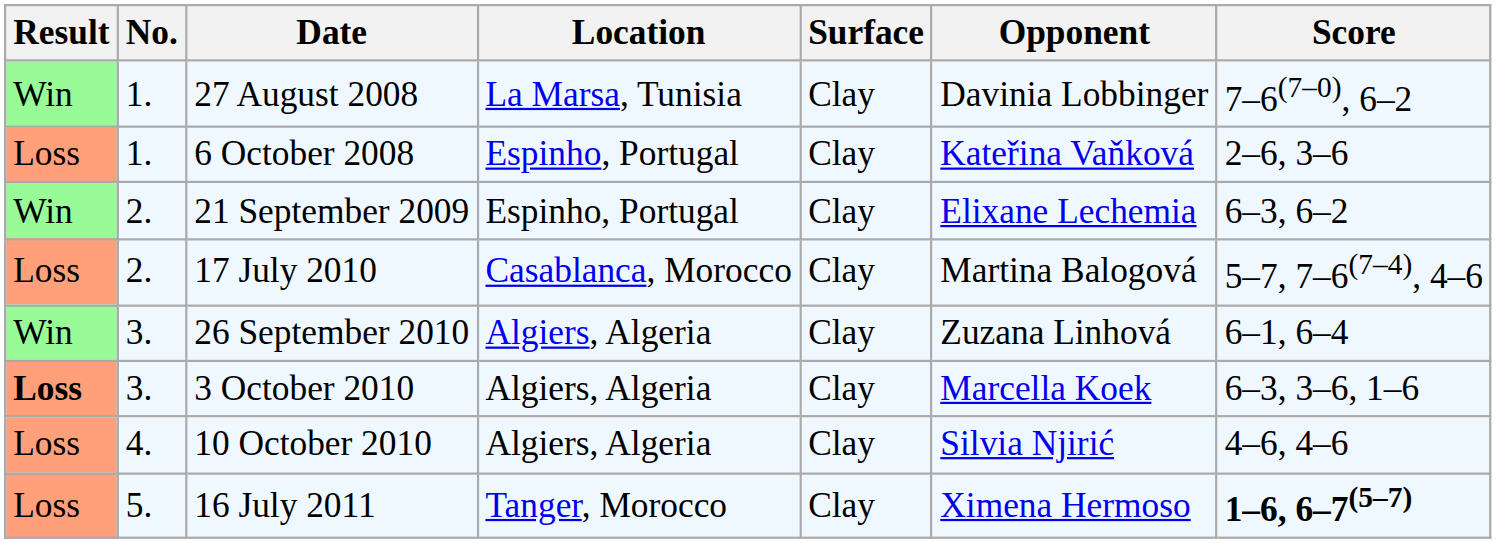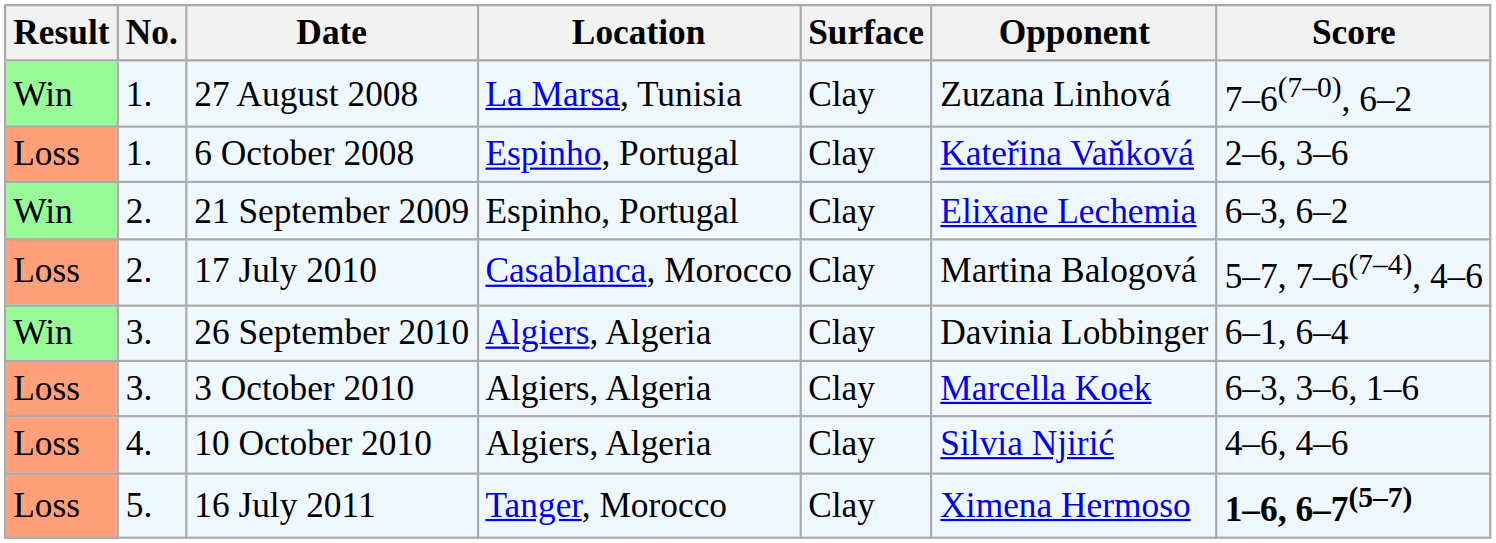(1074, 93) Davinia Lobbinger -> (1056, 93) Zuzana Linhová
(1056, 332) Zuzana Linhová -> (1074, 332) Davinia Lobbinger
(48, 388) bold -> (47, 388) normal
